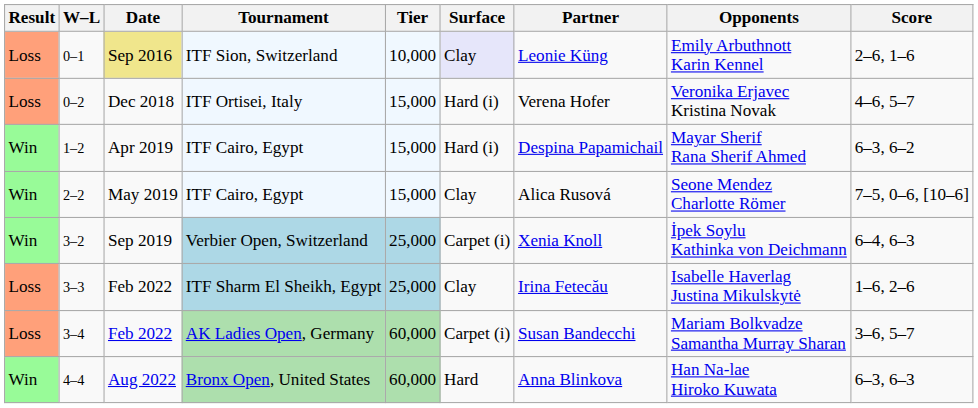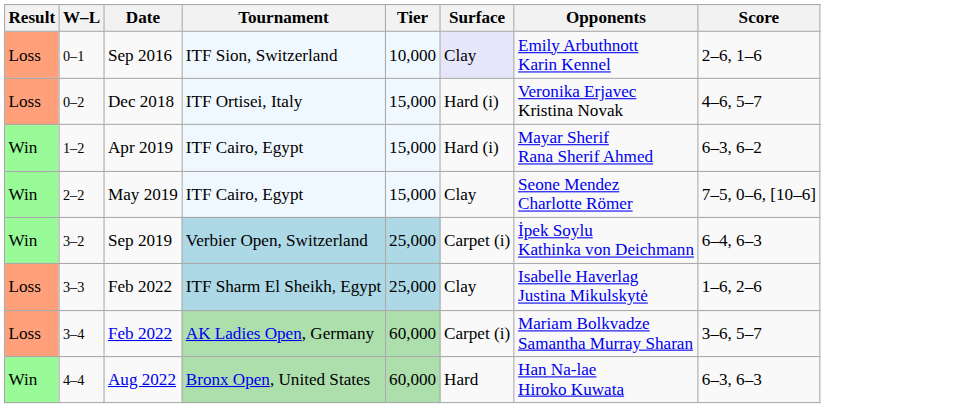- column: (591, 18)
(140, 54) khaki background -> (140, 54) no background
